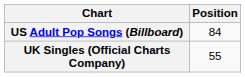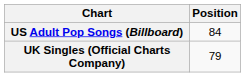(215, 56) 55 -> (215, 56) 79
